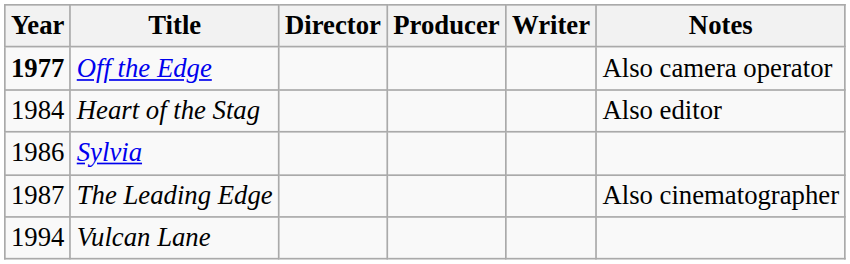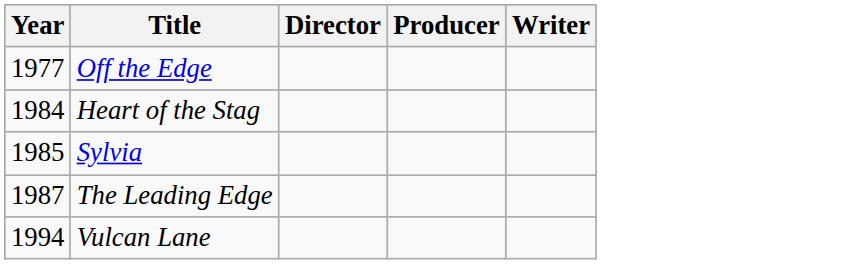- column: (721, 25)
(38, 68) bold -> (38, 68) normal
(38, 152) 1986 -> (38, 152) 1985
